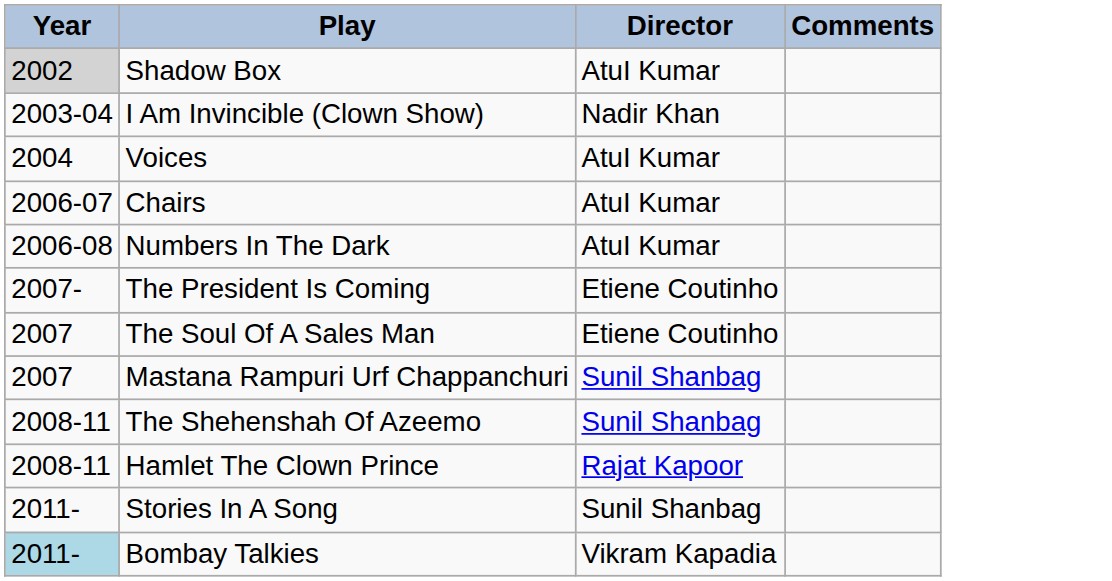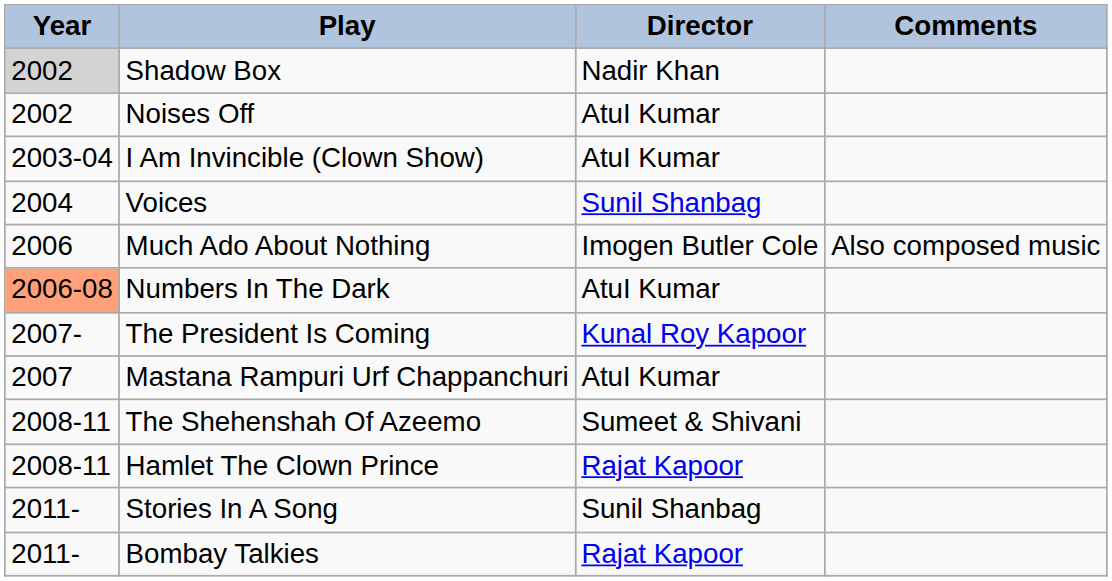(651, 70) AtuI Kumar -> (651, 70) Nadir Khan
+ row: (190, 114)
(651, 114) Nadir Khan -> (651, 158) AtuI Kumar
(651, 158) AtuI Kumar -> (671, 202) Sunil Shanbag
+ row: (278, 245)
- row: (166, 202)
(62, 245) no background -> (62, 289) lightsalmon background
(680, 289) Etiene Coutinho -> (694, 333) Kunal Roy Kapoor
- row: (280, 333)
(671, 377) Sunil Shanbag -> (651, 377) AtuI Kumar
(671, 421) Sunil Shanbag -> (691, 421) Sumeet & Shivani
(46, 553) lightblue background -> (46, 553) no background
(679, 553) Vikram Kapadia -> (662, 553) Rajat Kapoor
